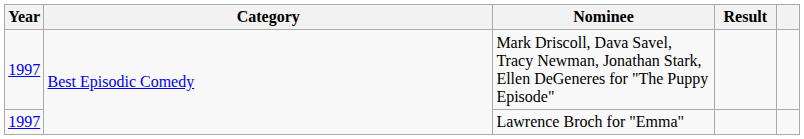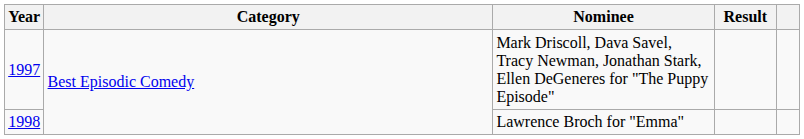(24, 121) 1997 -> (24, 121) 1998
